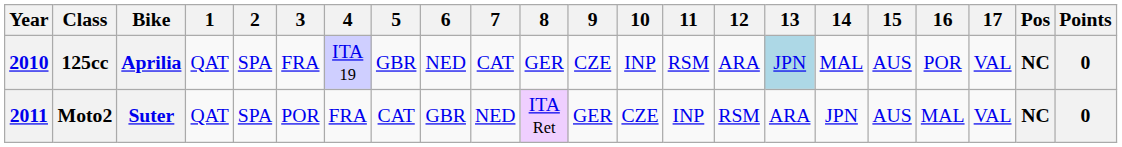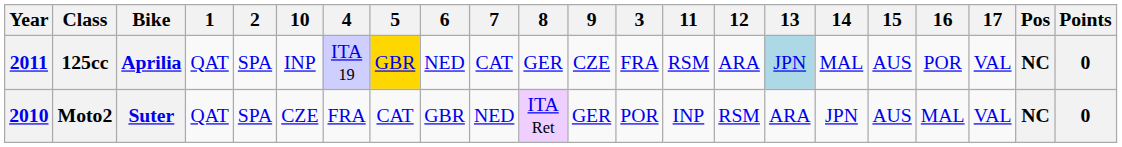columns swapped: (300, 20) <-> (640, 20)
(29, 62) 2010 -> (29, 62) 2011
(396, 62) no background -> (395, 62) gold background
(29, 115) 2011 -> (29, 115) 2010
